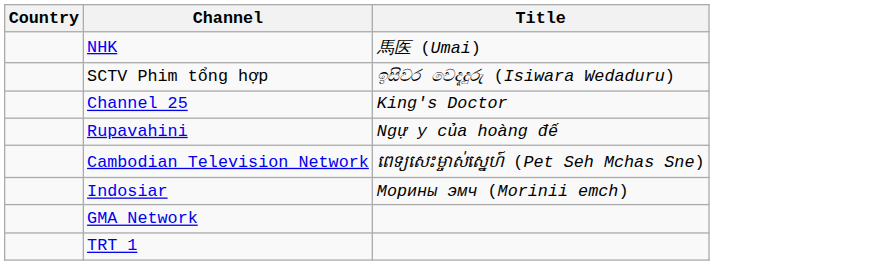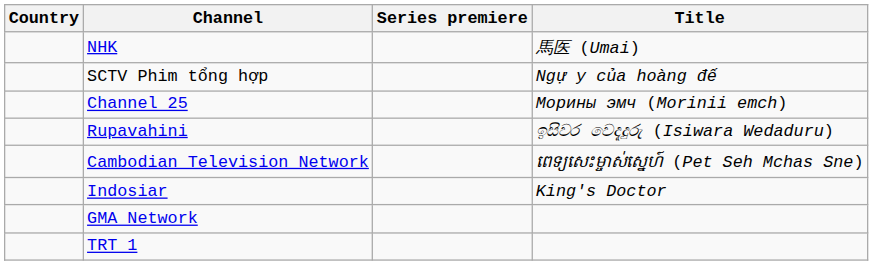+ column: (452, 18)
(526, 77) ඉසිවර වෙදැදුරු (Isiwara Wedaduru) -> (626, 77) Ngự y của hoàng đế
(442, 104) King's Doctor -> (662, 104) Морины эмч (Morinii emch)
(467, 132) Ngự y của hoàng đế -> (685, 132) ඉසිවර වෙදැදුරු (Isiwara Wedaduru)
(503, 191) Морины эмч (Morinii emch) -> (601, 191) King's Doctor
